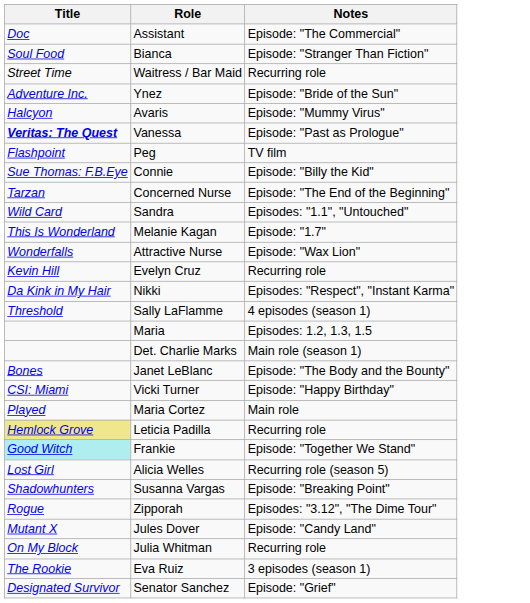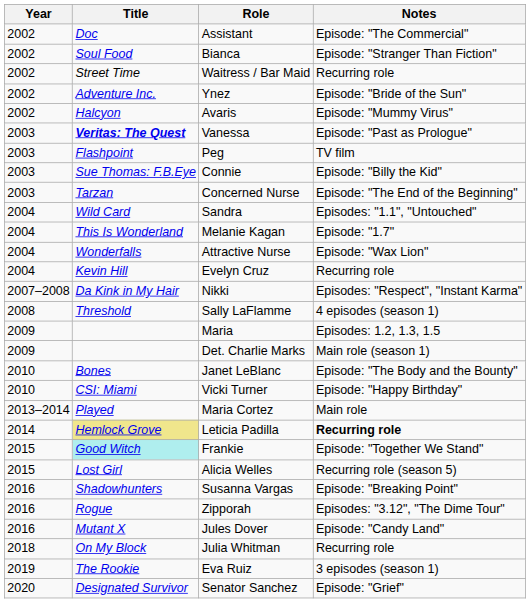+ column: (39, 14)
(287, 430) normal -> (359, 430) bold
